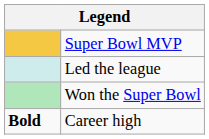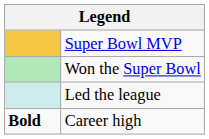rows swapped: (133, 95) <-> (113, 69)
